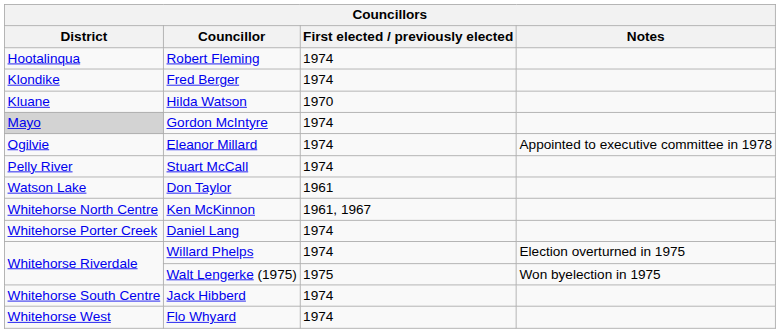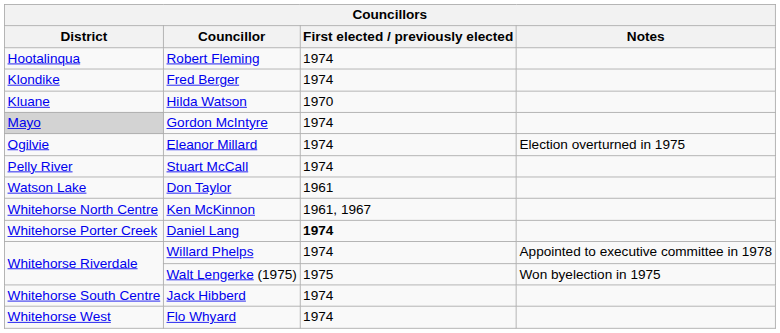(646, 144) Appointed to executive committee in 1978 -> (602, 144) Election overturned in 1975
(318, 230) normal -> (318, 230) bold
(602, 252) Election overturned in 1975 -> (646, 252) Appointed to executive committee in 1978
